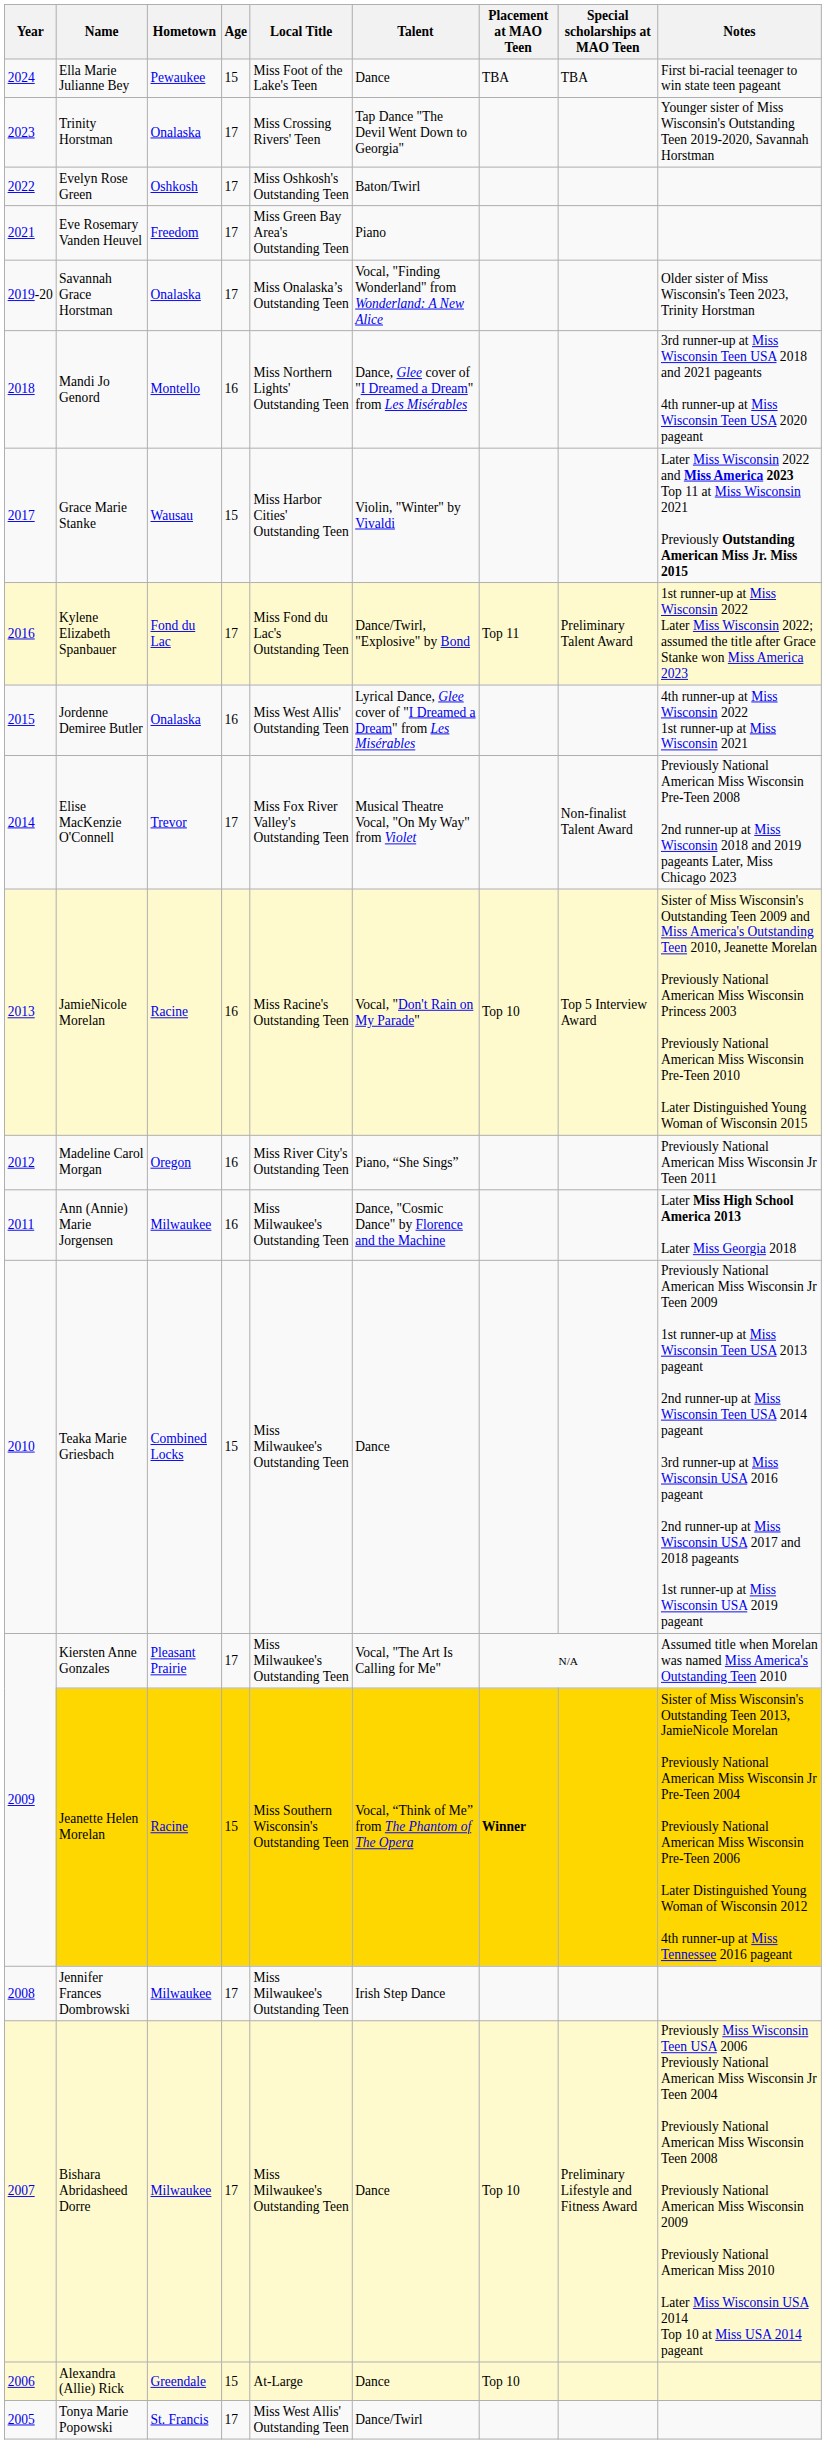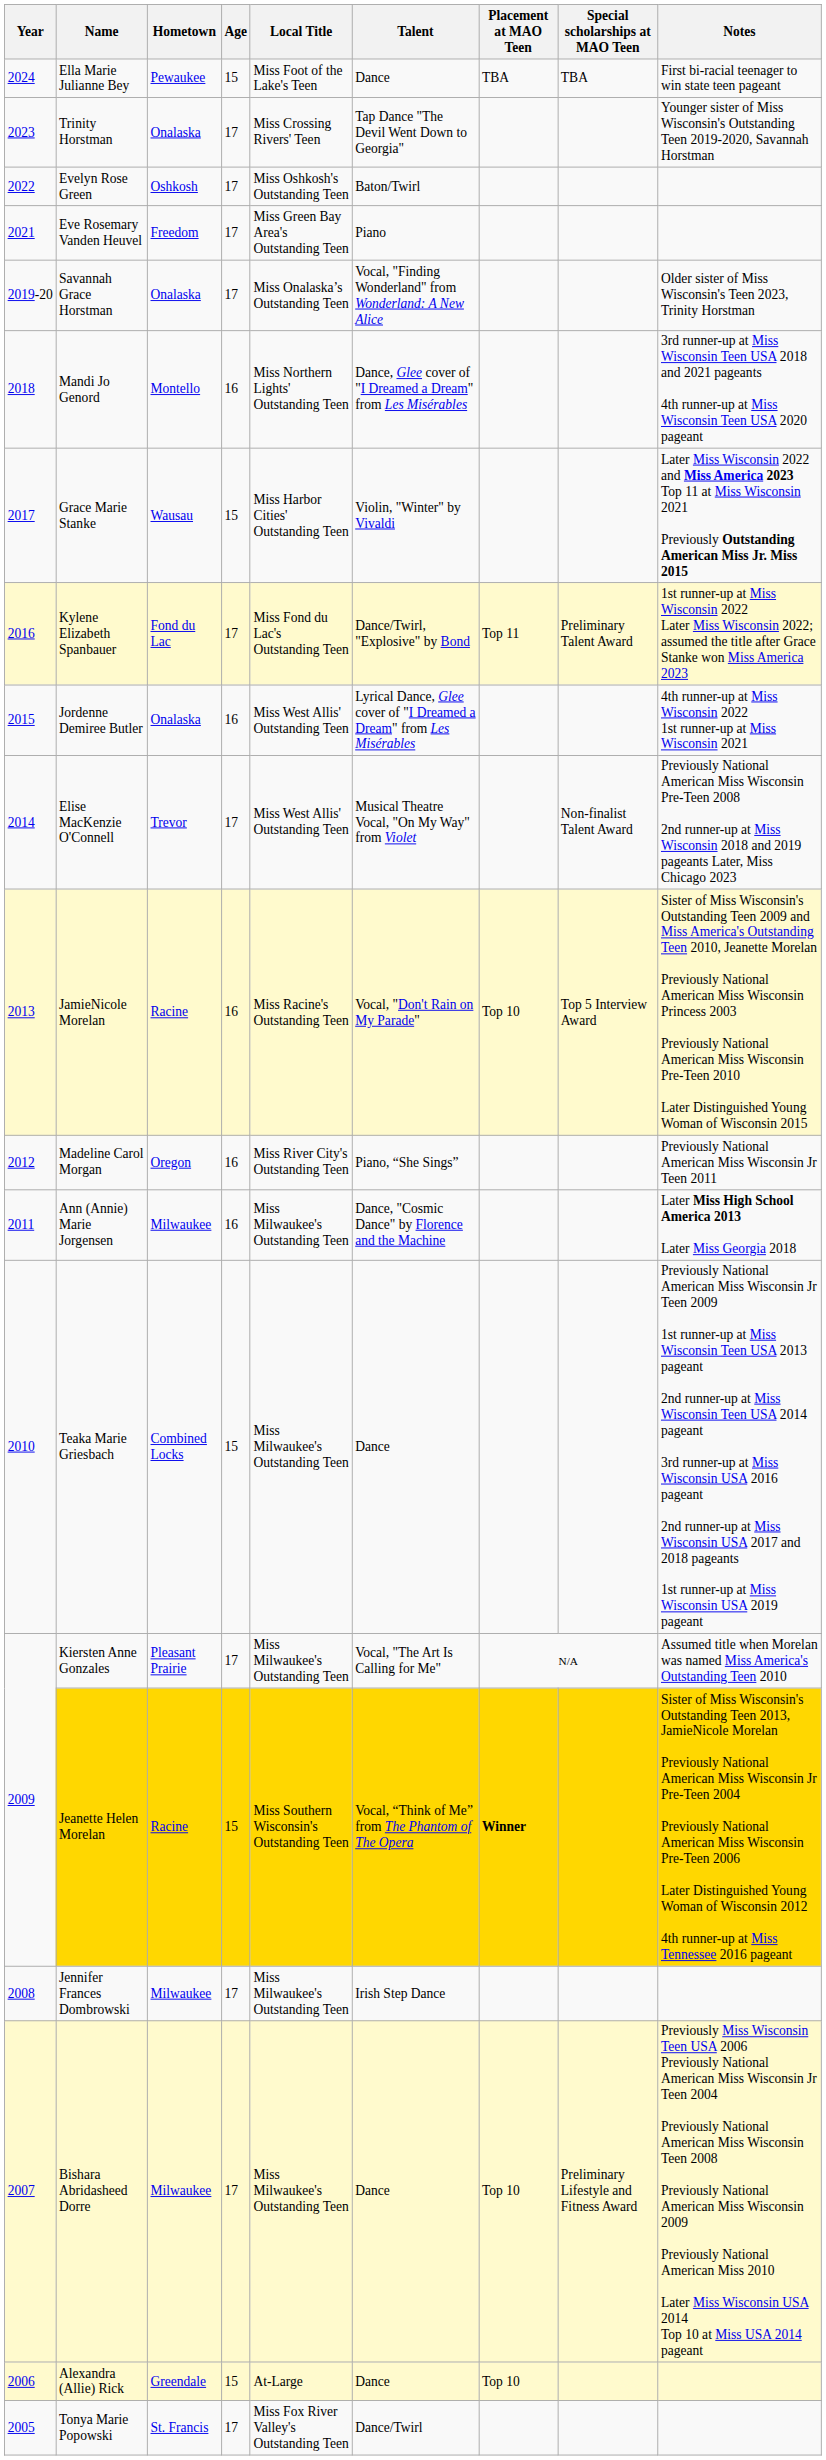(301, 822) Miss Fox River Valley's Outstanding Teen -> (301, 822) Miss West Allis' Outstanding Teen
(301, 2420) Miss West Allis' Outstanding Teen -> (301, 2428) Miss Fox River Valley's Outstanding Teen
